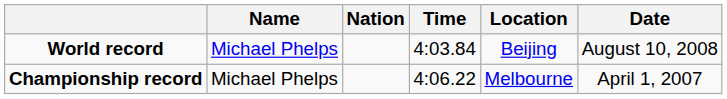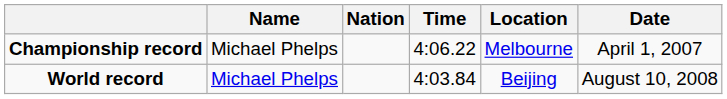rows swapped: (106, 49) <-> (106, 78)
